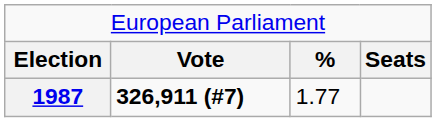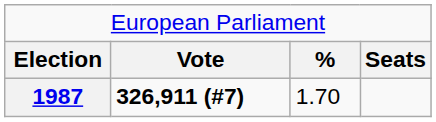(318, 96) 1.77 -> (318, 96) 1.70
